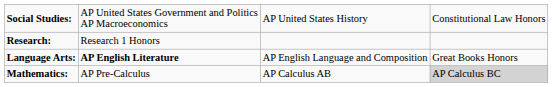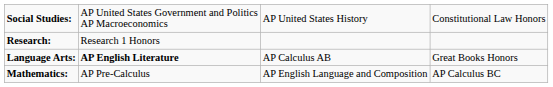(345, 57) AP English Language and Composition -> (297, 57) AP Calculus AB
(297, 73) AP Calculus AB -> (345, 73) AP English Language and Composition
(466, 73) lightgrey background -> (466, 73) no background
